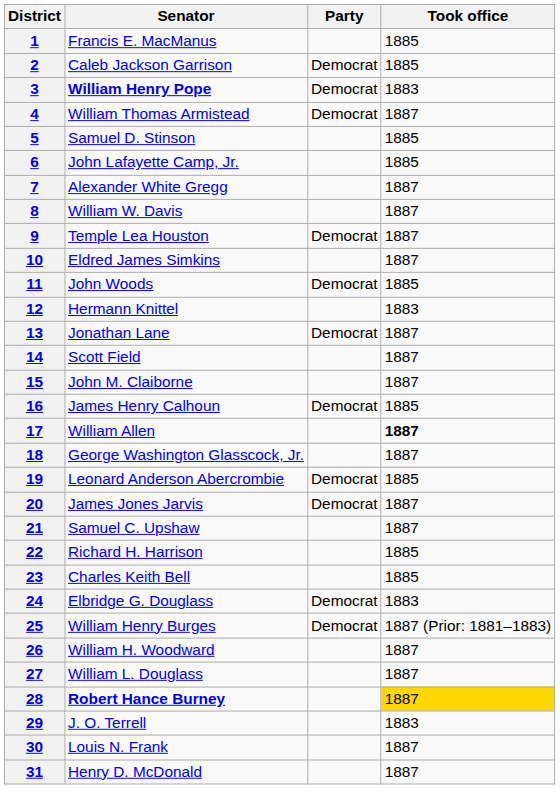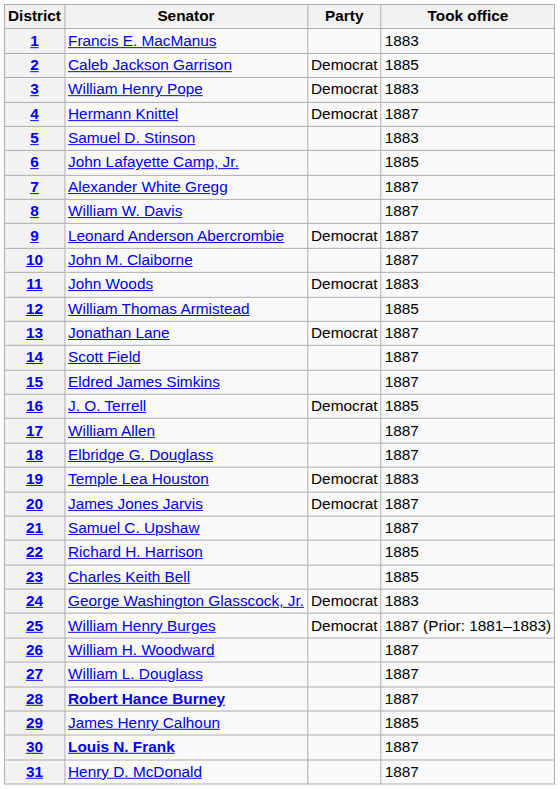(402, 41) 1885 -> (402, 41) 1883
(140, 89) bold -> (135, 89) normal
(159, 114) William Thomas Armistead -> (123, 114) Hermann Knittel
(402, 138) 1885 -> (402, 138) 1883
(138, 235) Temple Lea Houston -> (176, 235) Leonard Anderson Abercrombie
(144, 260) Eldred James Simkins -> (130, 260) John M. Claiborne
(402, 284) 1885 -> (402, 284) 1883
(123, 308) Hermann Knittel -> (159, 308) William Thomas Armistead
(402, 308) 1883 -> (402, 308) 1885
(130, 382) John M. Claiborne -> (144, 382) Eldred James Simkins
(144, 406) James Henry Calhoun -> (107, 406) J. O. Terrell
(402, 430) bold -> (402, 430) normal
(186, 455) George Washington Glasscock, Jr. -> (141, 455) Elbridge G. Douglass
(176, 479) Leonard Anderson Abercrombie -> (138, 479) Temple Lea Houston
(402, 479) 1885 -> (402, 479) 1883
(141, 601) Elbridge G. Douglass -> (186, 601) George Washington Glasscock, Jr.
(402, 698) gold background -> (402, 698) no background
(107, 723) J. O. Terrell -> (144, 723) James Henry Calhoun
(402, 723) 1883 -> (402, 723) 1885
(118, 747) normal -> (121, 747) bold
